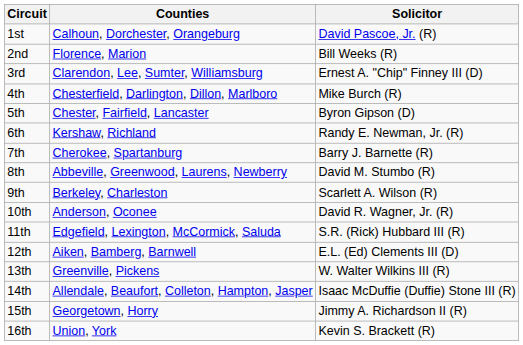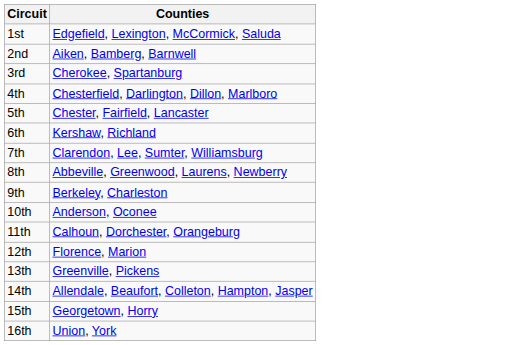- column: (417, 14)
(146, 34) Calhoun, Dorchester, Orangeburg -> (167, 34) Edgefield, Lexington, McCormick, Saluda
(99, 53) Florence, Marion -> (124, 53) Aiken, Bamberg, Barnwell
(158, 73) Clarendon, Lee, Sumter, Williamsburg -> (117, 73) Cherokee, Spartanburg
(117, 152) Cherokee, Spartanburg -> (158, 152) Clarendon, Lee, Sumter, Williamsburg
(167, 232) Edgefield, Lexington, McCormick, Saluda -> (146, 232) Calhoun, Dorchester, Orangeburg
(124, 251) Aiken, Bamberg, Barnwell -> (99, 251) Florence, Marion
